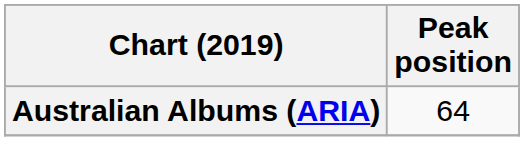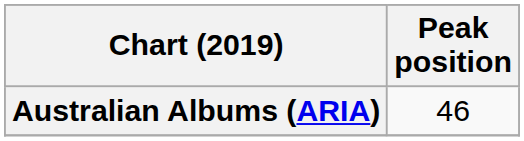(453, 110) 64 -> (453, 110) 46
